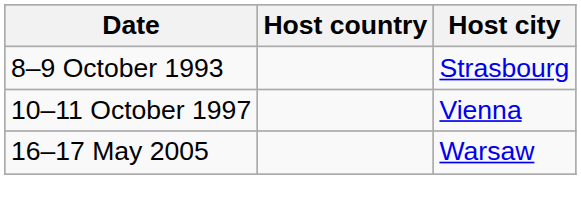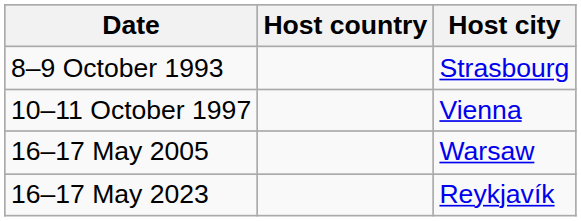+ row: (110, 194)
